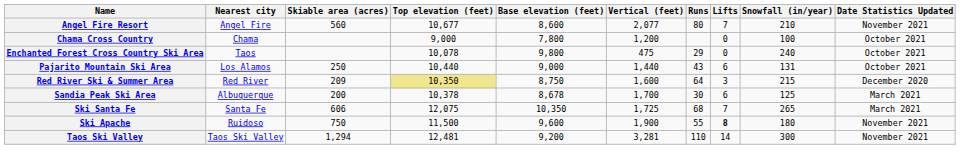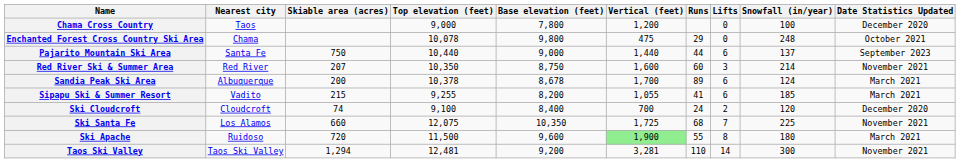- row: (105, 25)
(246, 39) Chama -> (246, 25) Taos
(895, 39) October 2021 -> (895, 25) December 2020
(246, 53) Taos -> (246, 39) Chama
(787, 53) 240 -> (787, 39) 248
(246, 67) Los Alamos -> (246, 53) Santa Fe
(338, 67) 250 -> (338, 53) 750
(698, 67) 43 -> (698, 53) 44
(787, 67) 131 -> (787, 53) 137
(895, 67) October 2021 -> (895, 53) September 2023
(338, 81) 209 -> (338, 67) 207
(443, 81) khaki background -> (443, 67) no background
(698, 81) 64 -> (698, 67) 60
(787, 81) 215 -> (787, 67) 214
(895, 81) December 2020 -> (895, 67) November 2021
(698, 95) 30 -> (698, 81) 89
(787, 95) 125 -> (787, 81) 124
+ row: (105, 95)
+ row: (105, 109)
(246, 109) Santa Fe -> (246, 123) Los Alamos
(338, 109) 606 -> (338, 123) 660
(787, 109) 265 -> (787, 123) 225
(895, 109) March 2021 -> (895, 123) November 2021
(338, 123) 750 -> (338, 137) 720
(646, 123) no background -> (646, 137) lightgreen background
(725, 123) bold -> (725, 137) normal
(895, 123) November 2021 -> (895, 137) March 2021
